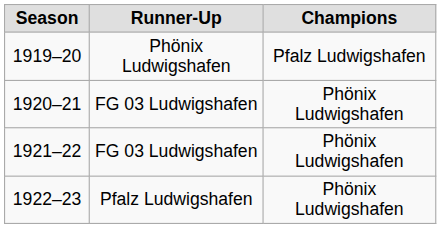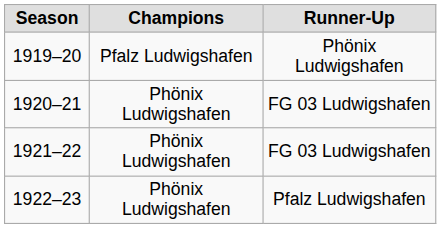columns swapped: (349, 18) <-> (176, 18)
